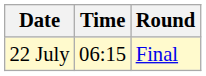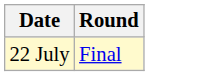- column: (103, 20)
